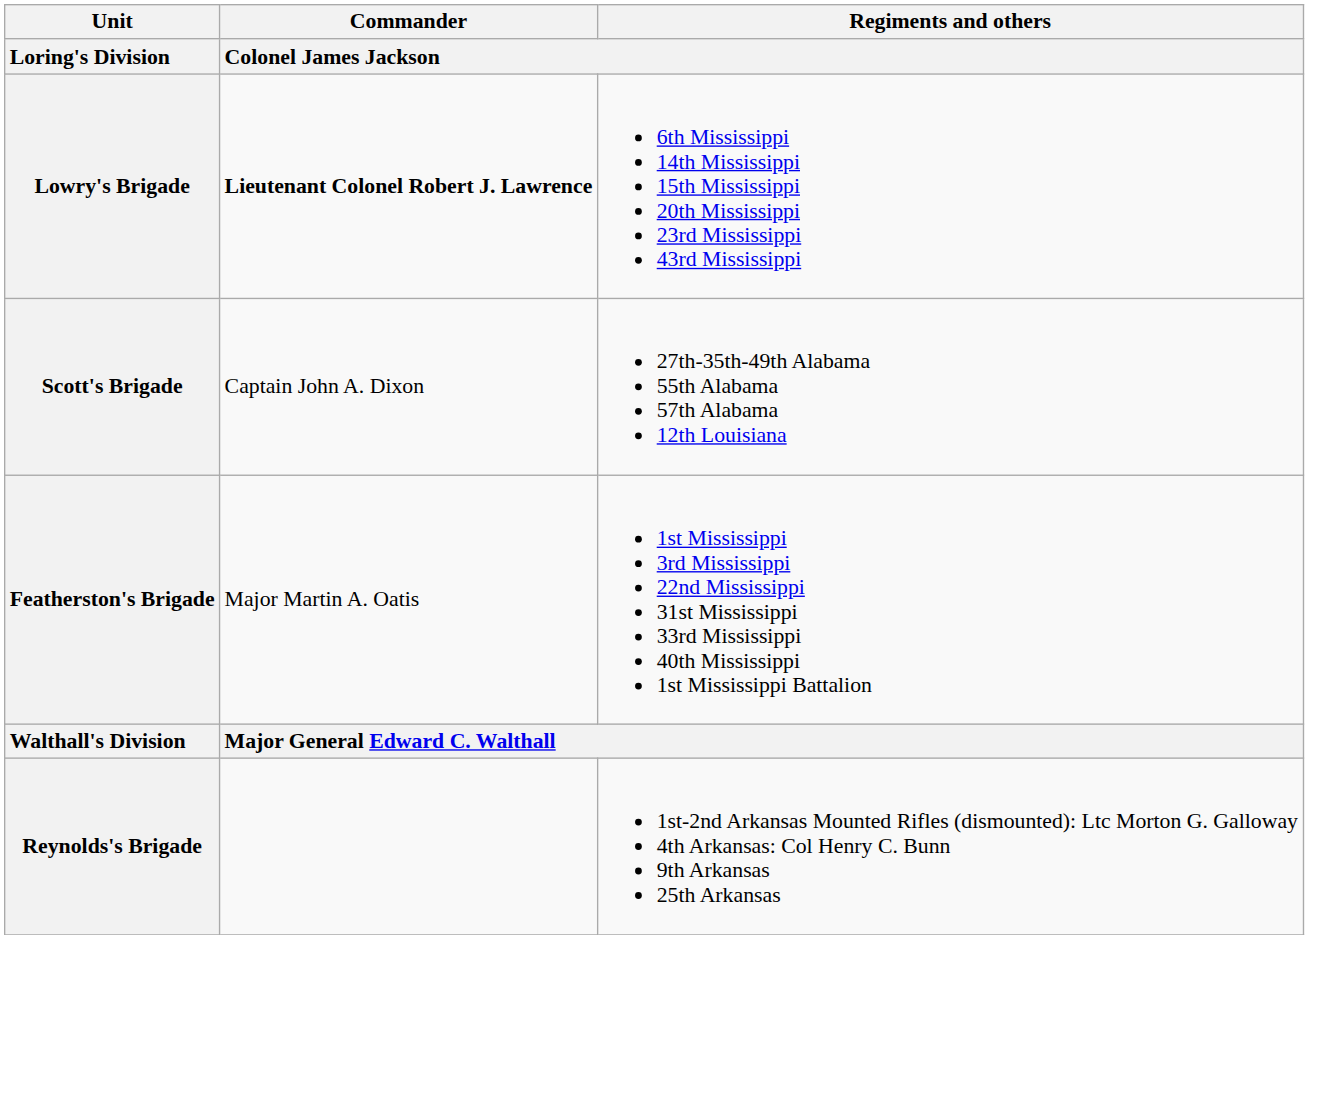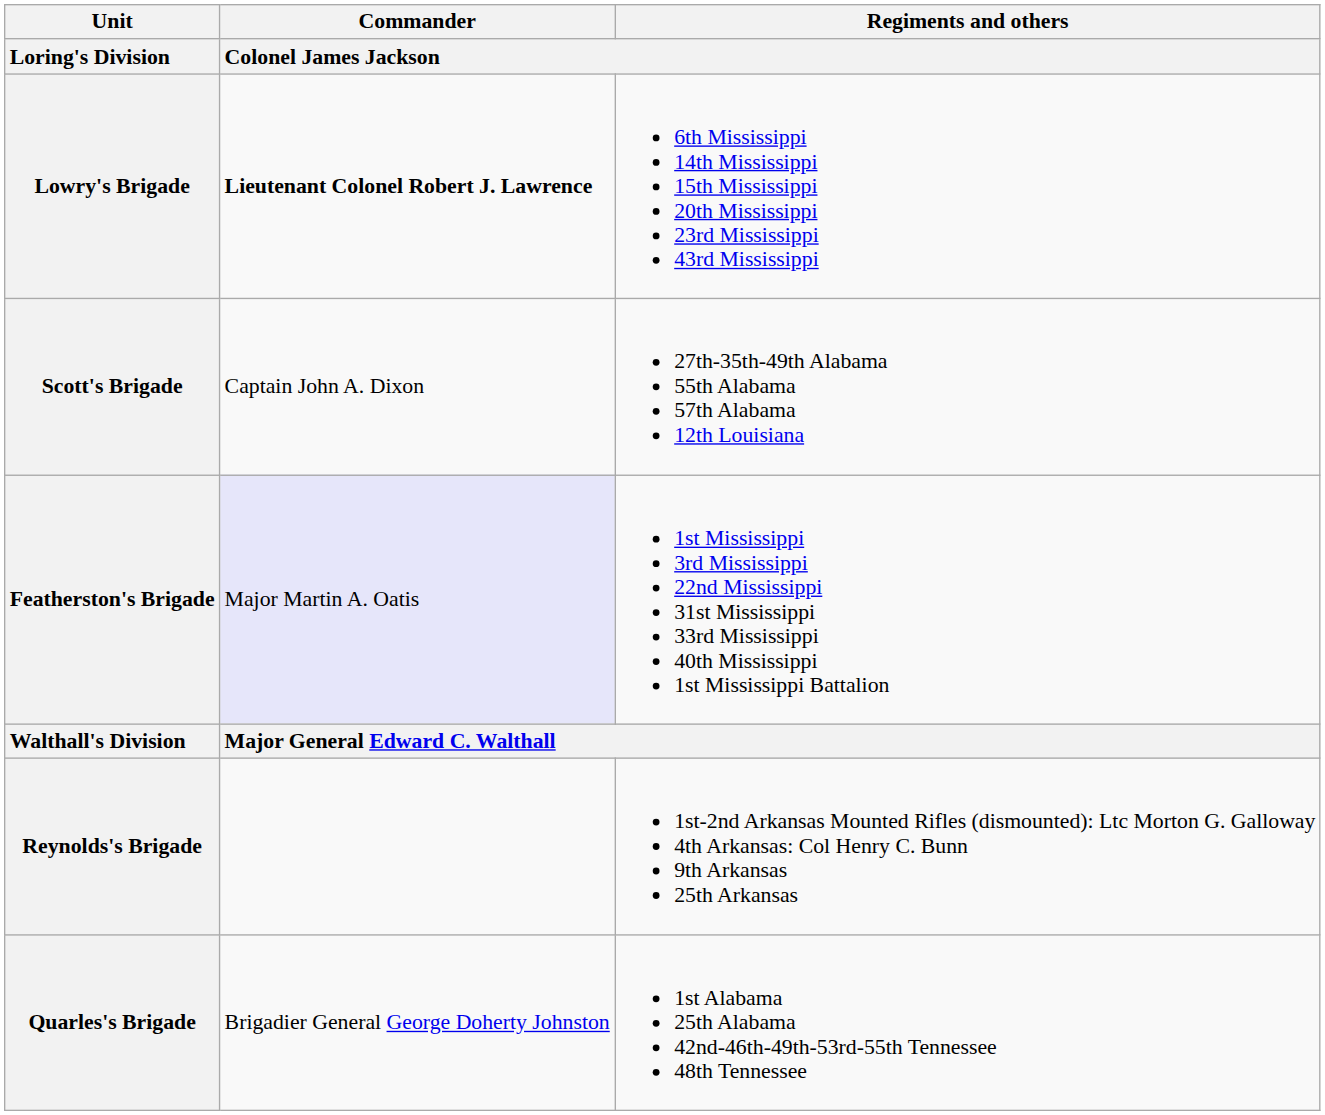(322, 599) no background -> (322, 599) lavender background
+ row: (112, 1022)
